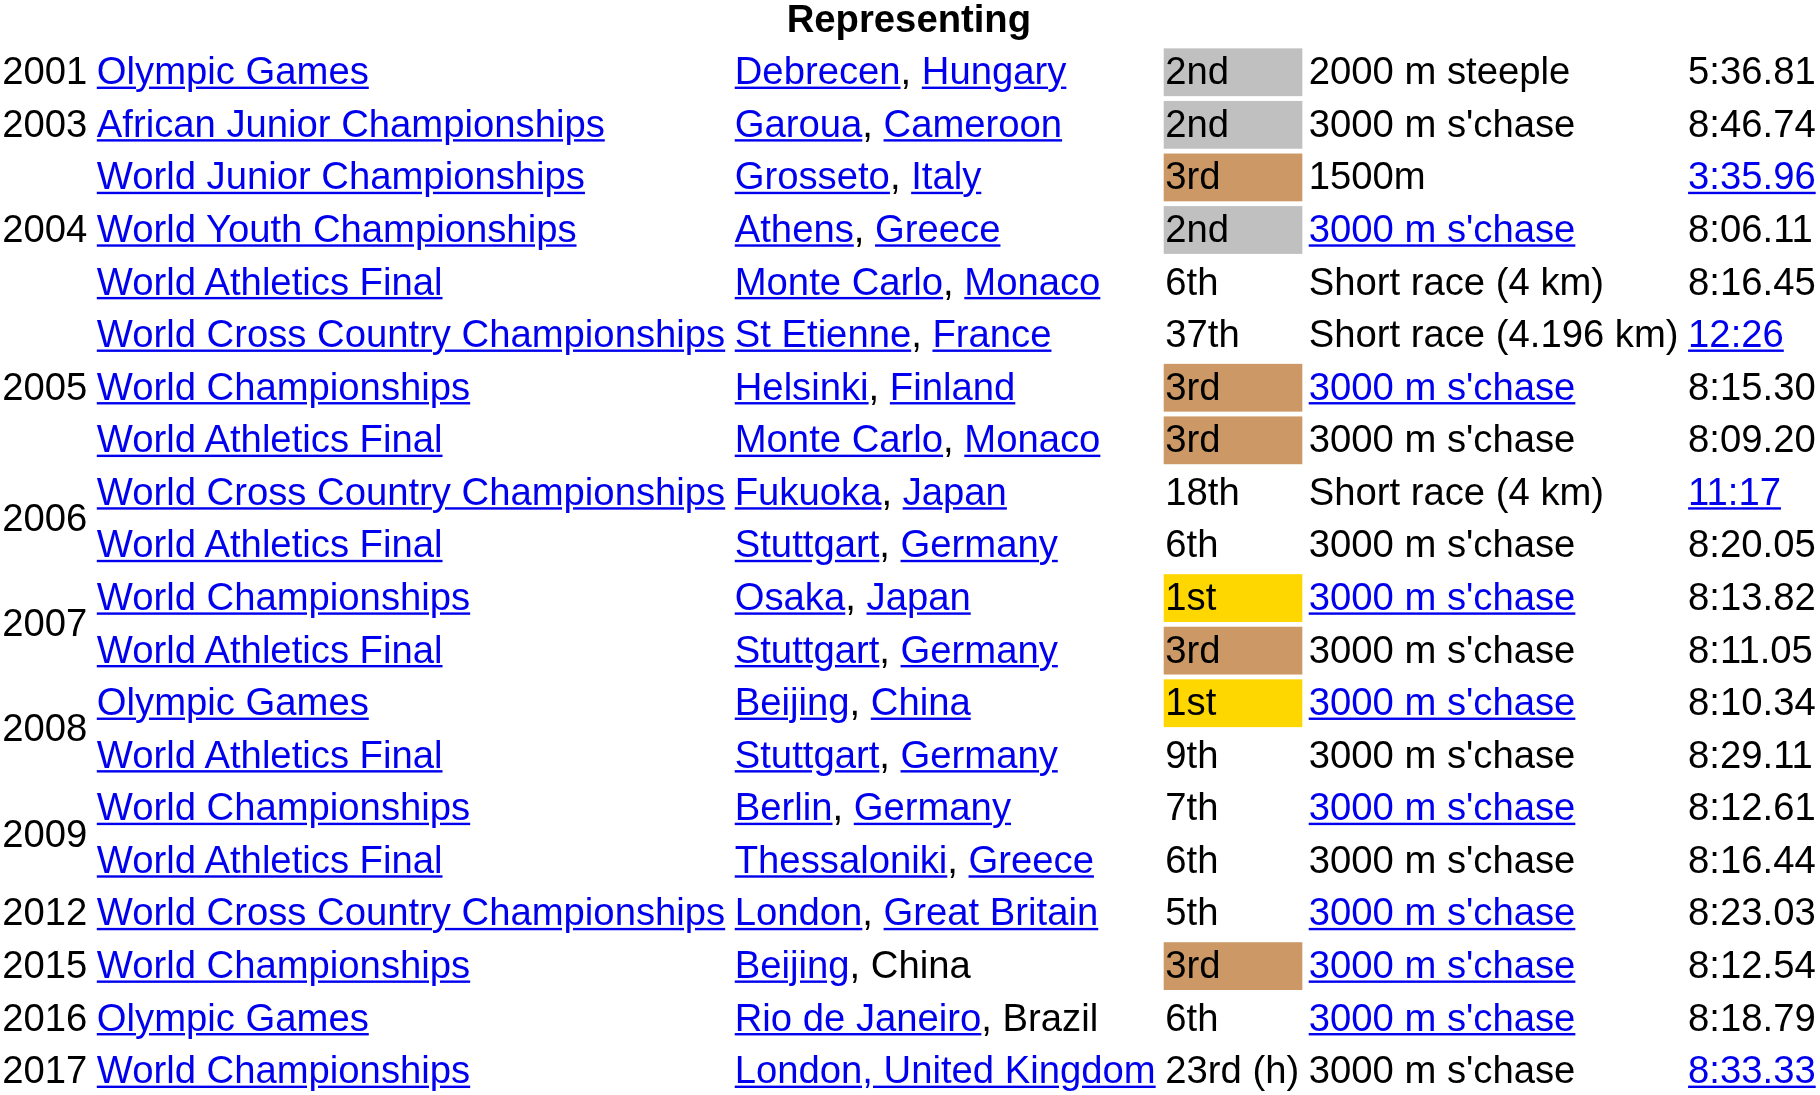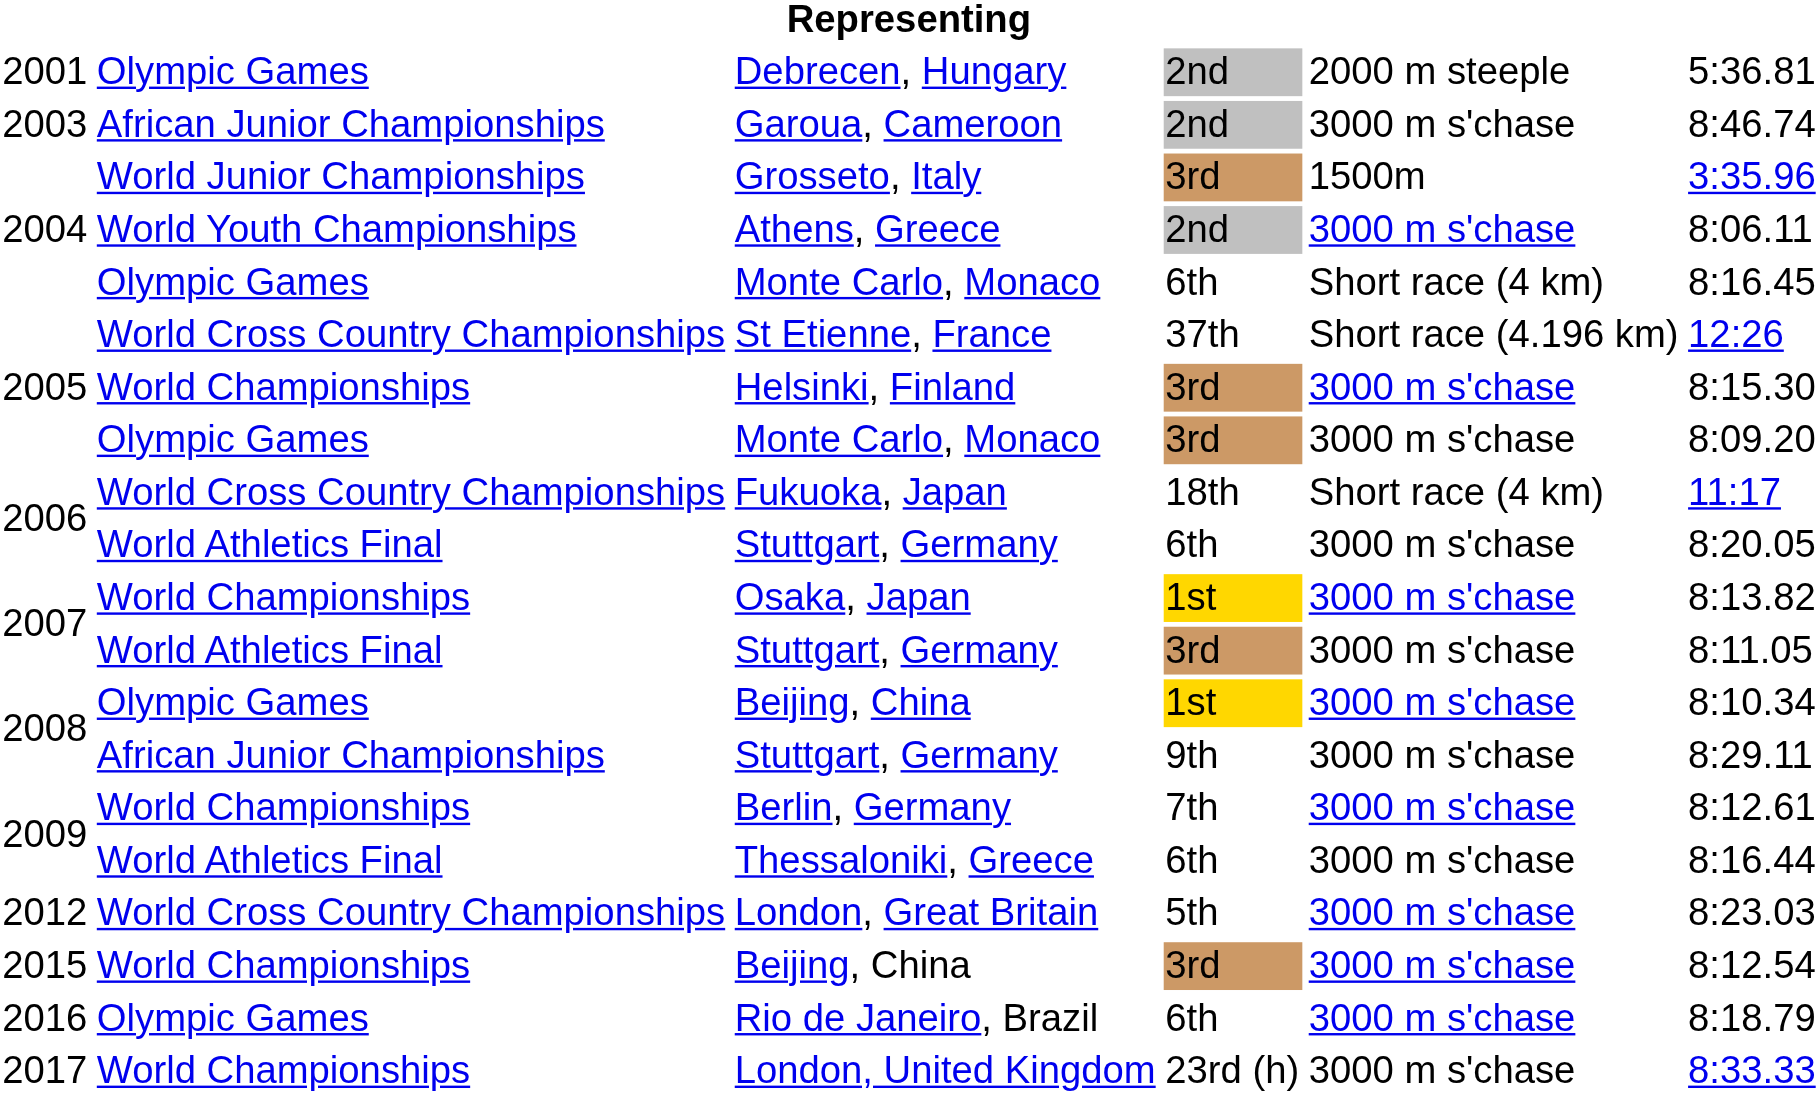(270, 281) World Athletics Final -> (233, 281) Olympic Games
(270, 439) World Athletics Final -> (233, 439) Olympic Games
(270, 755) World Athletics Final -> (351, 755) African Junior Championships
